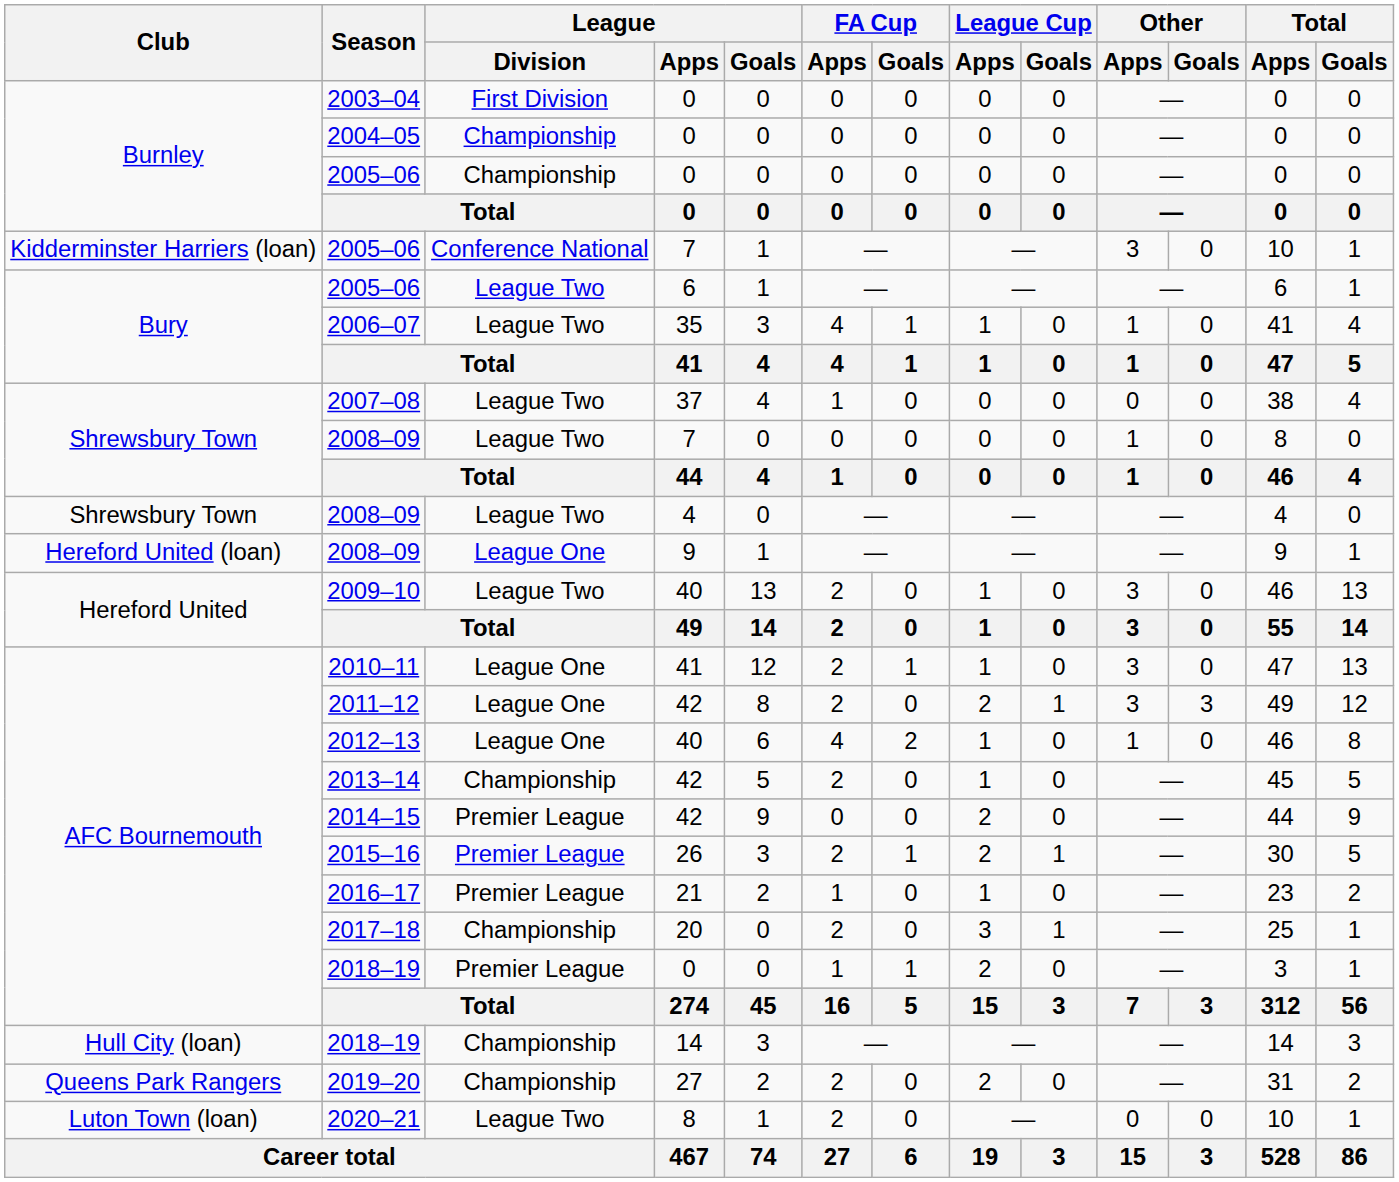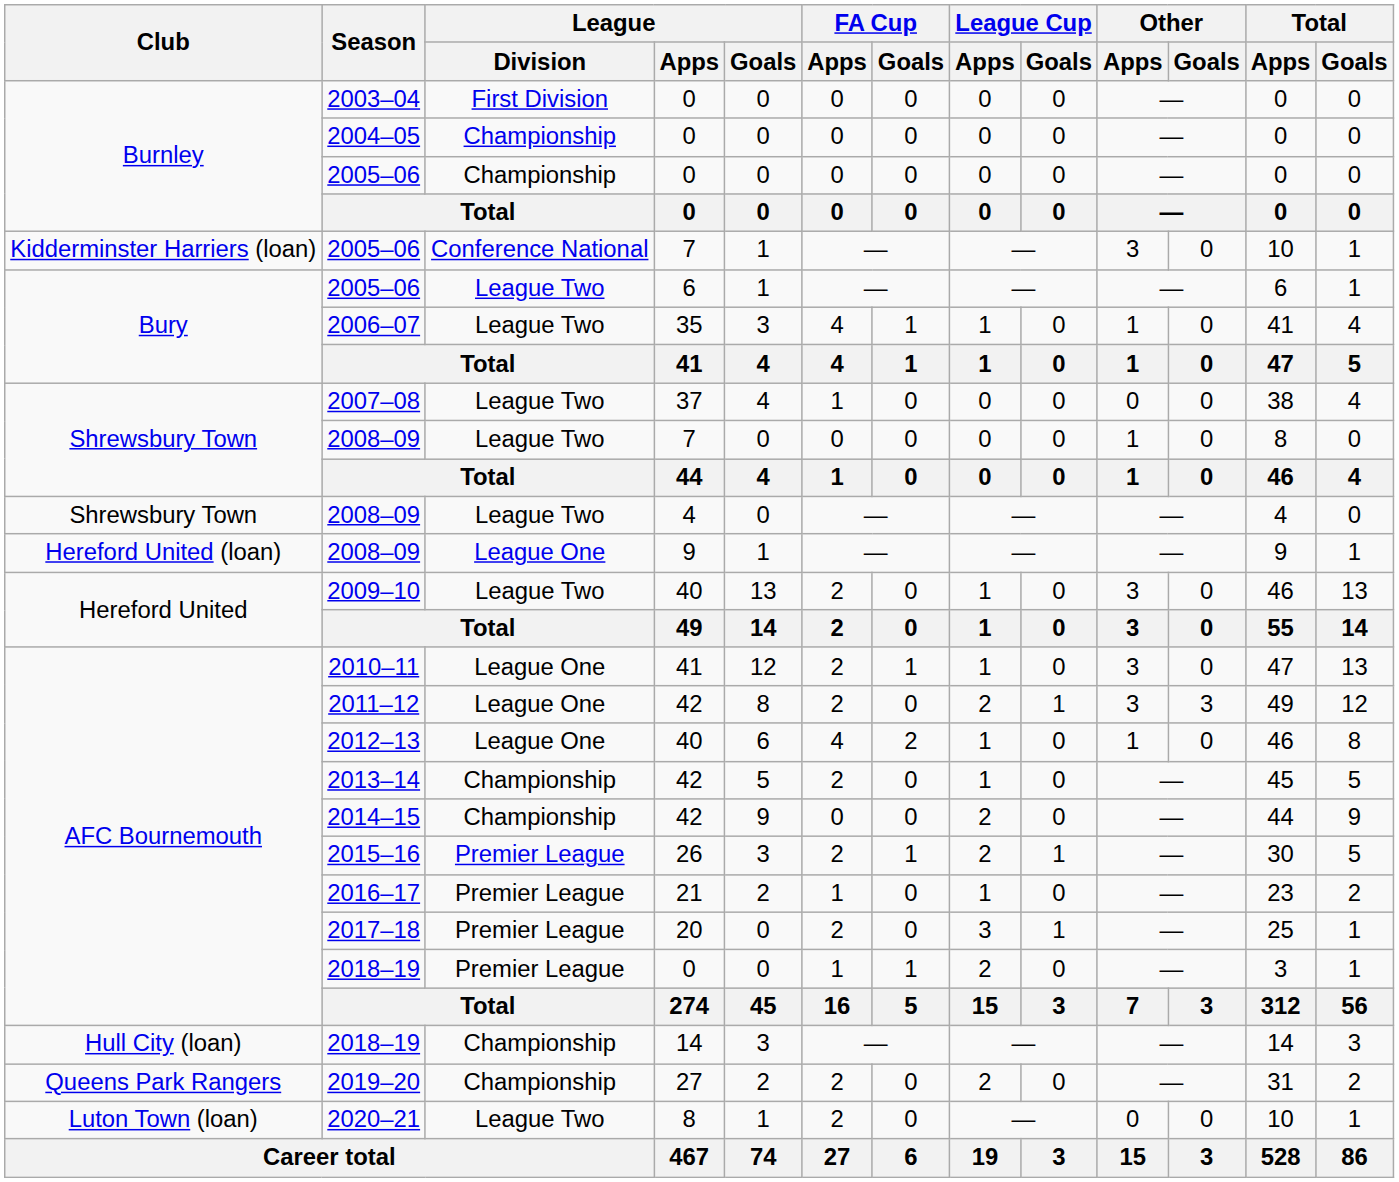(540, 817) Premier League -> (540, 817) Championship
(540, 930) Championship -> (540, 930) Premier League
